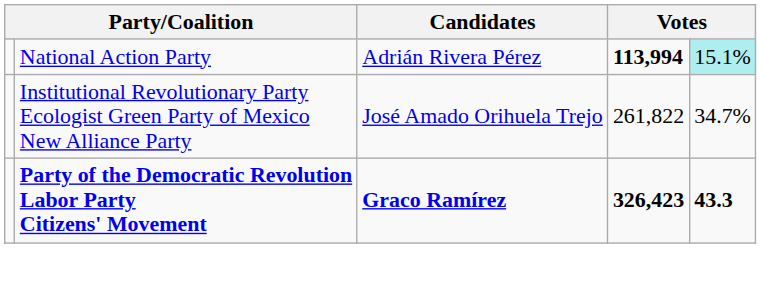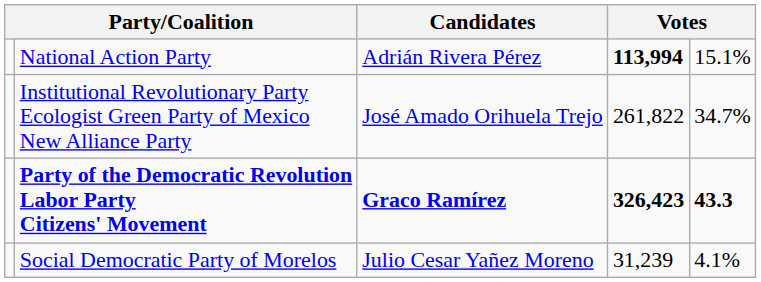(723, 56) paleturquoise background -> (723, 56) no background
+ row: (178, 259)
